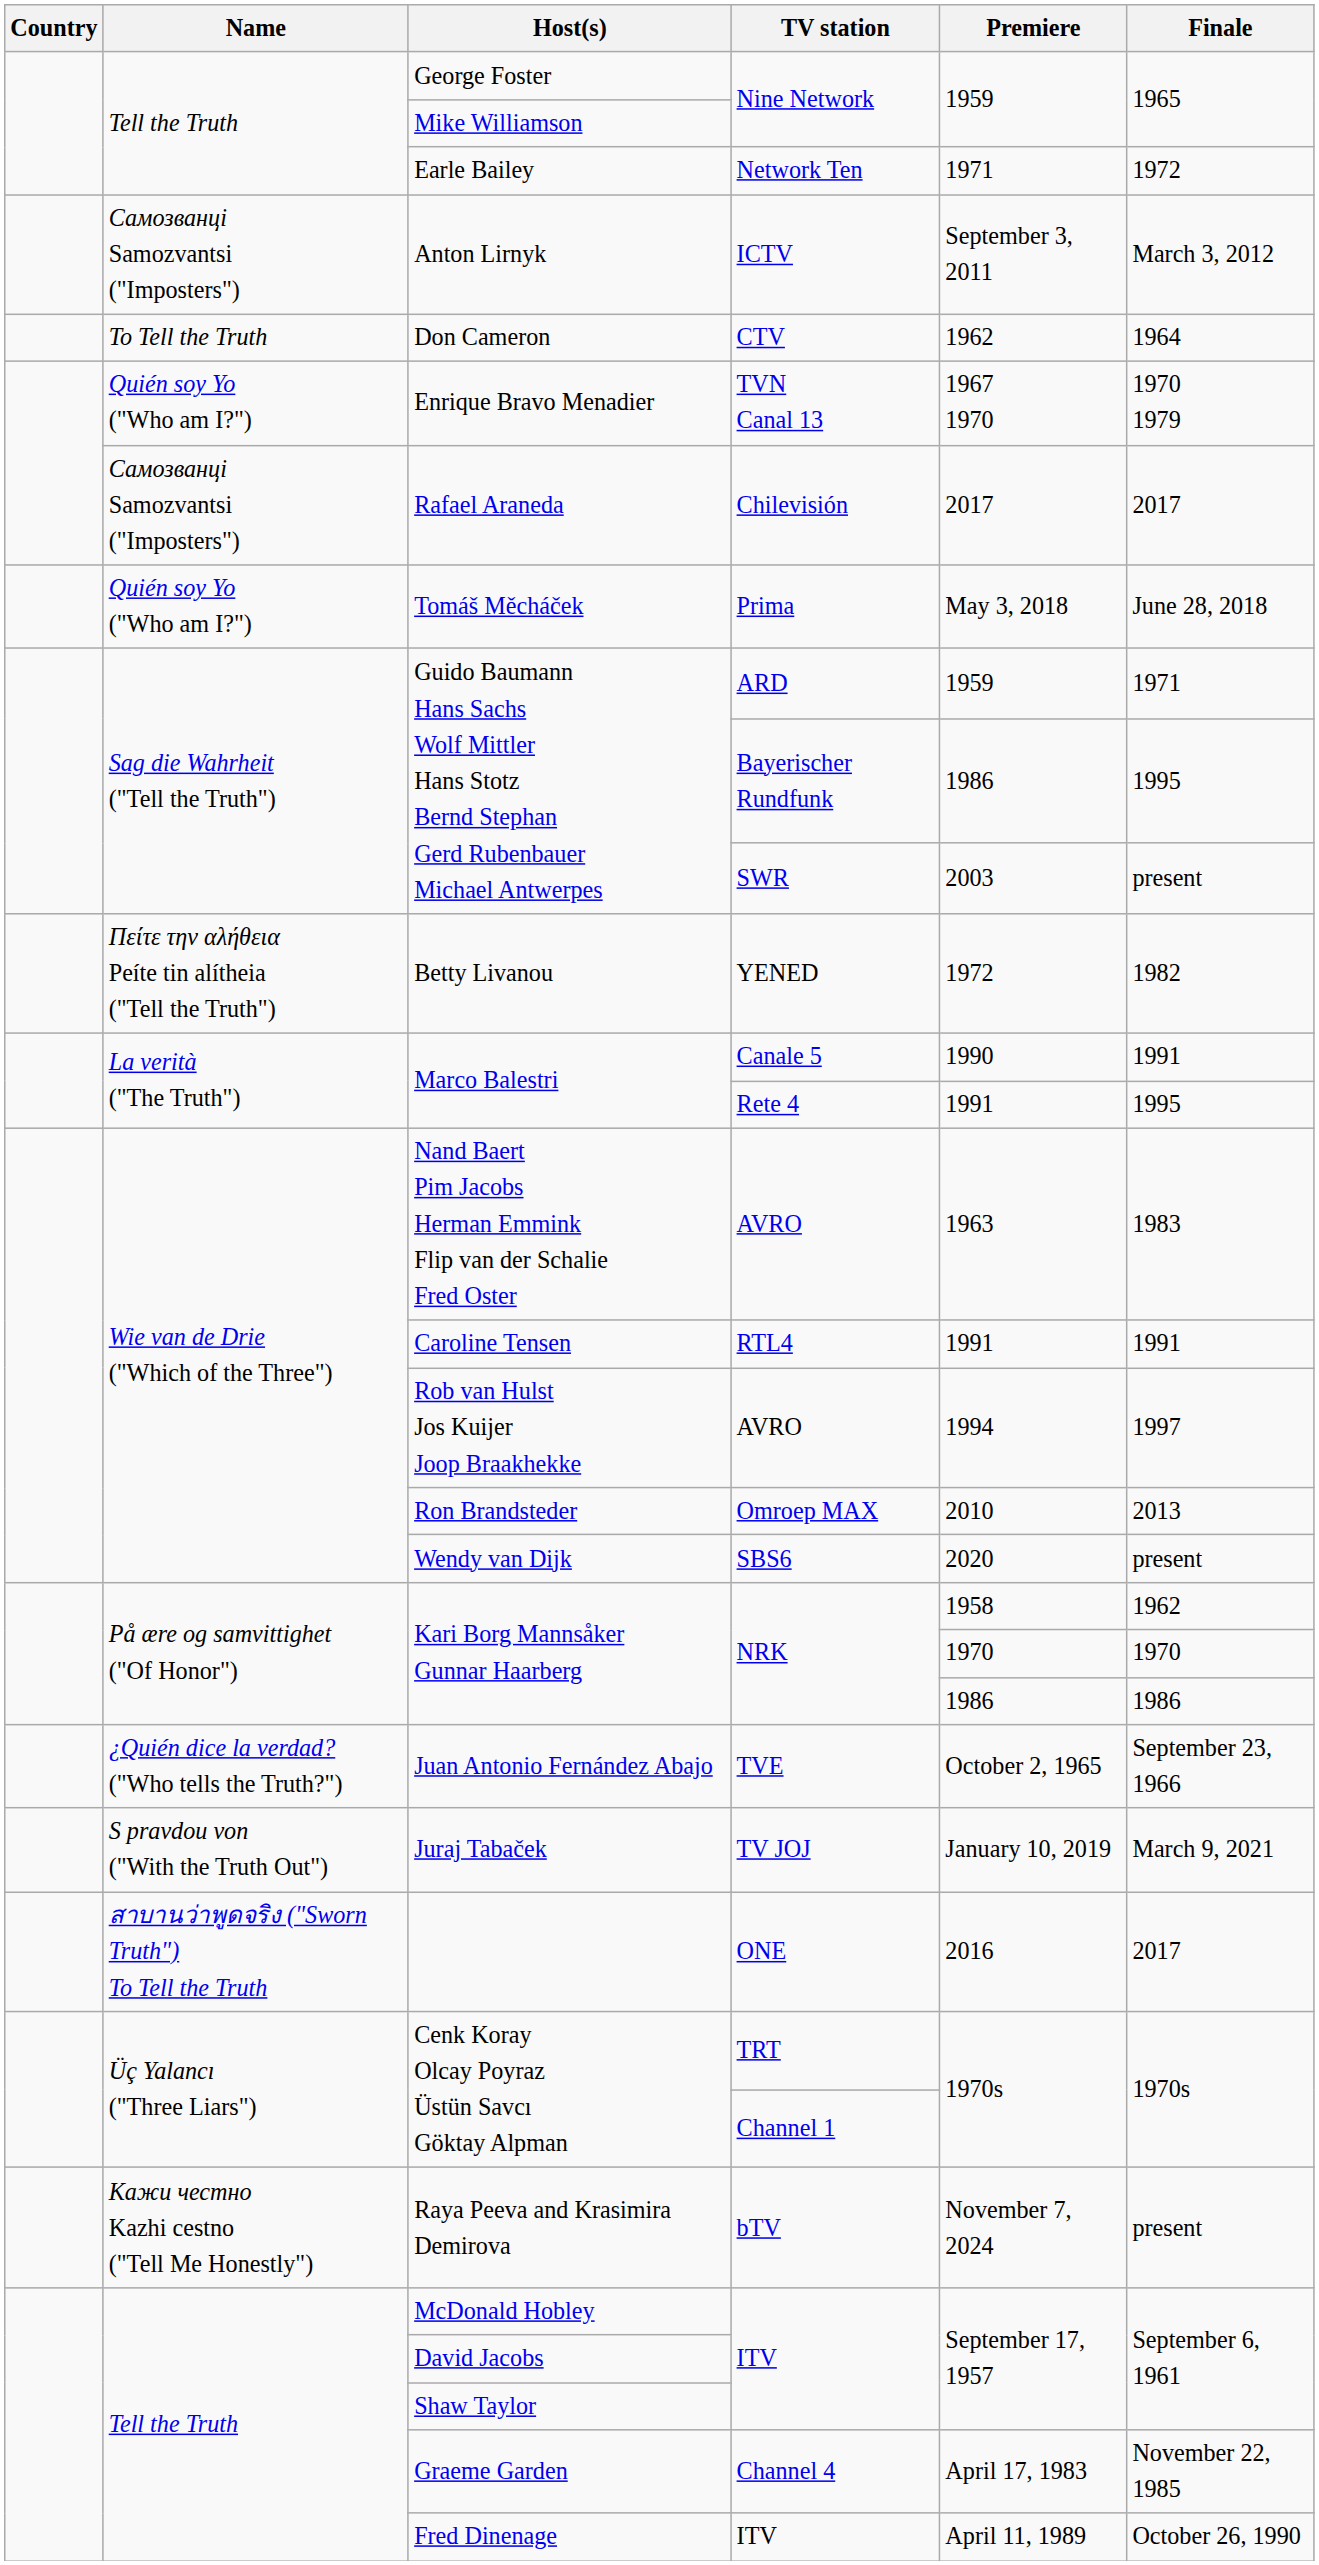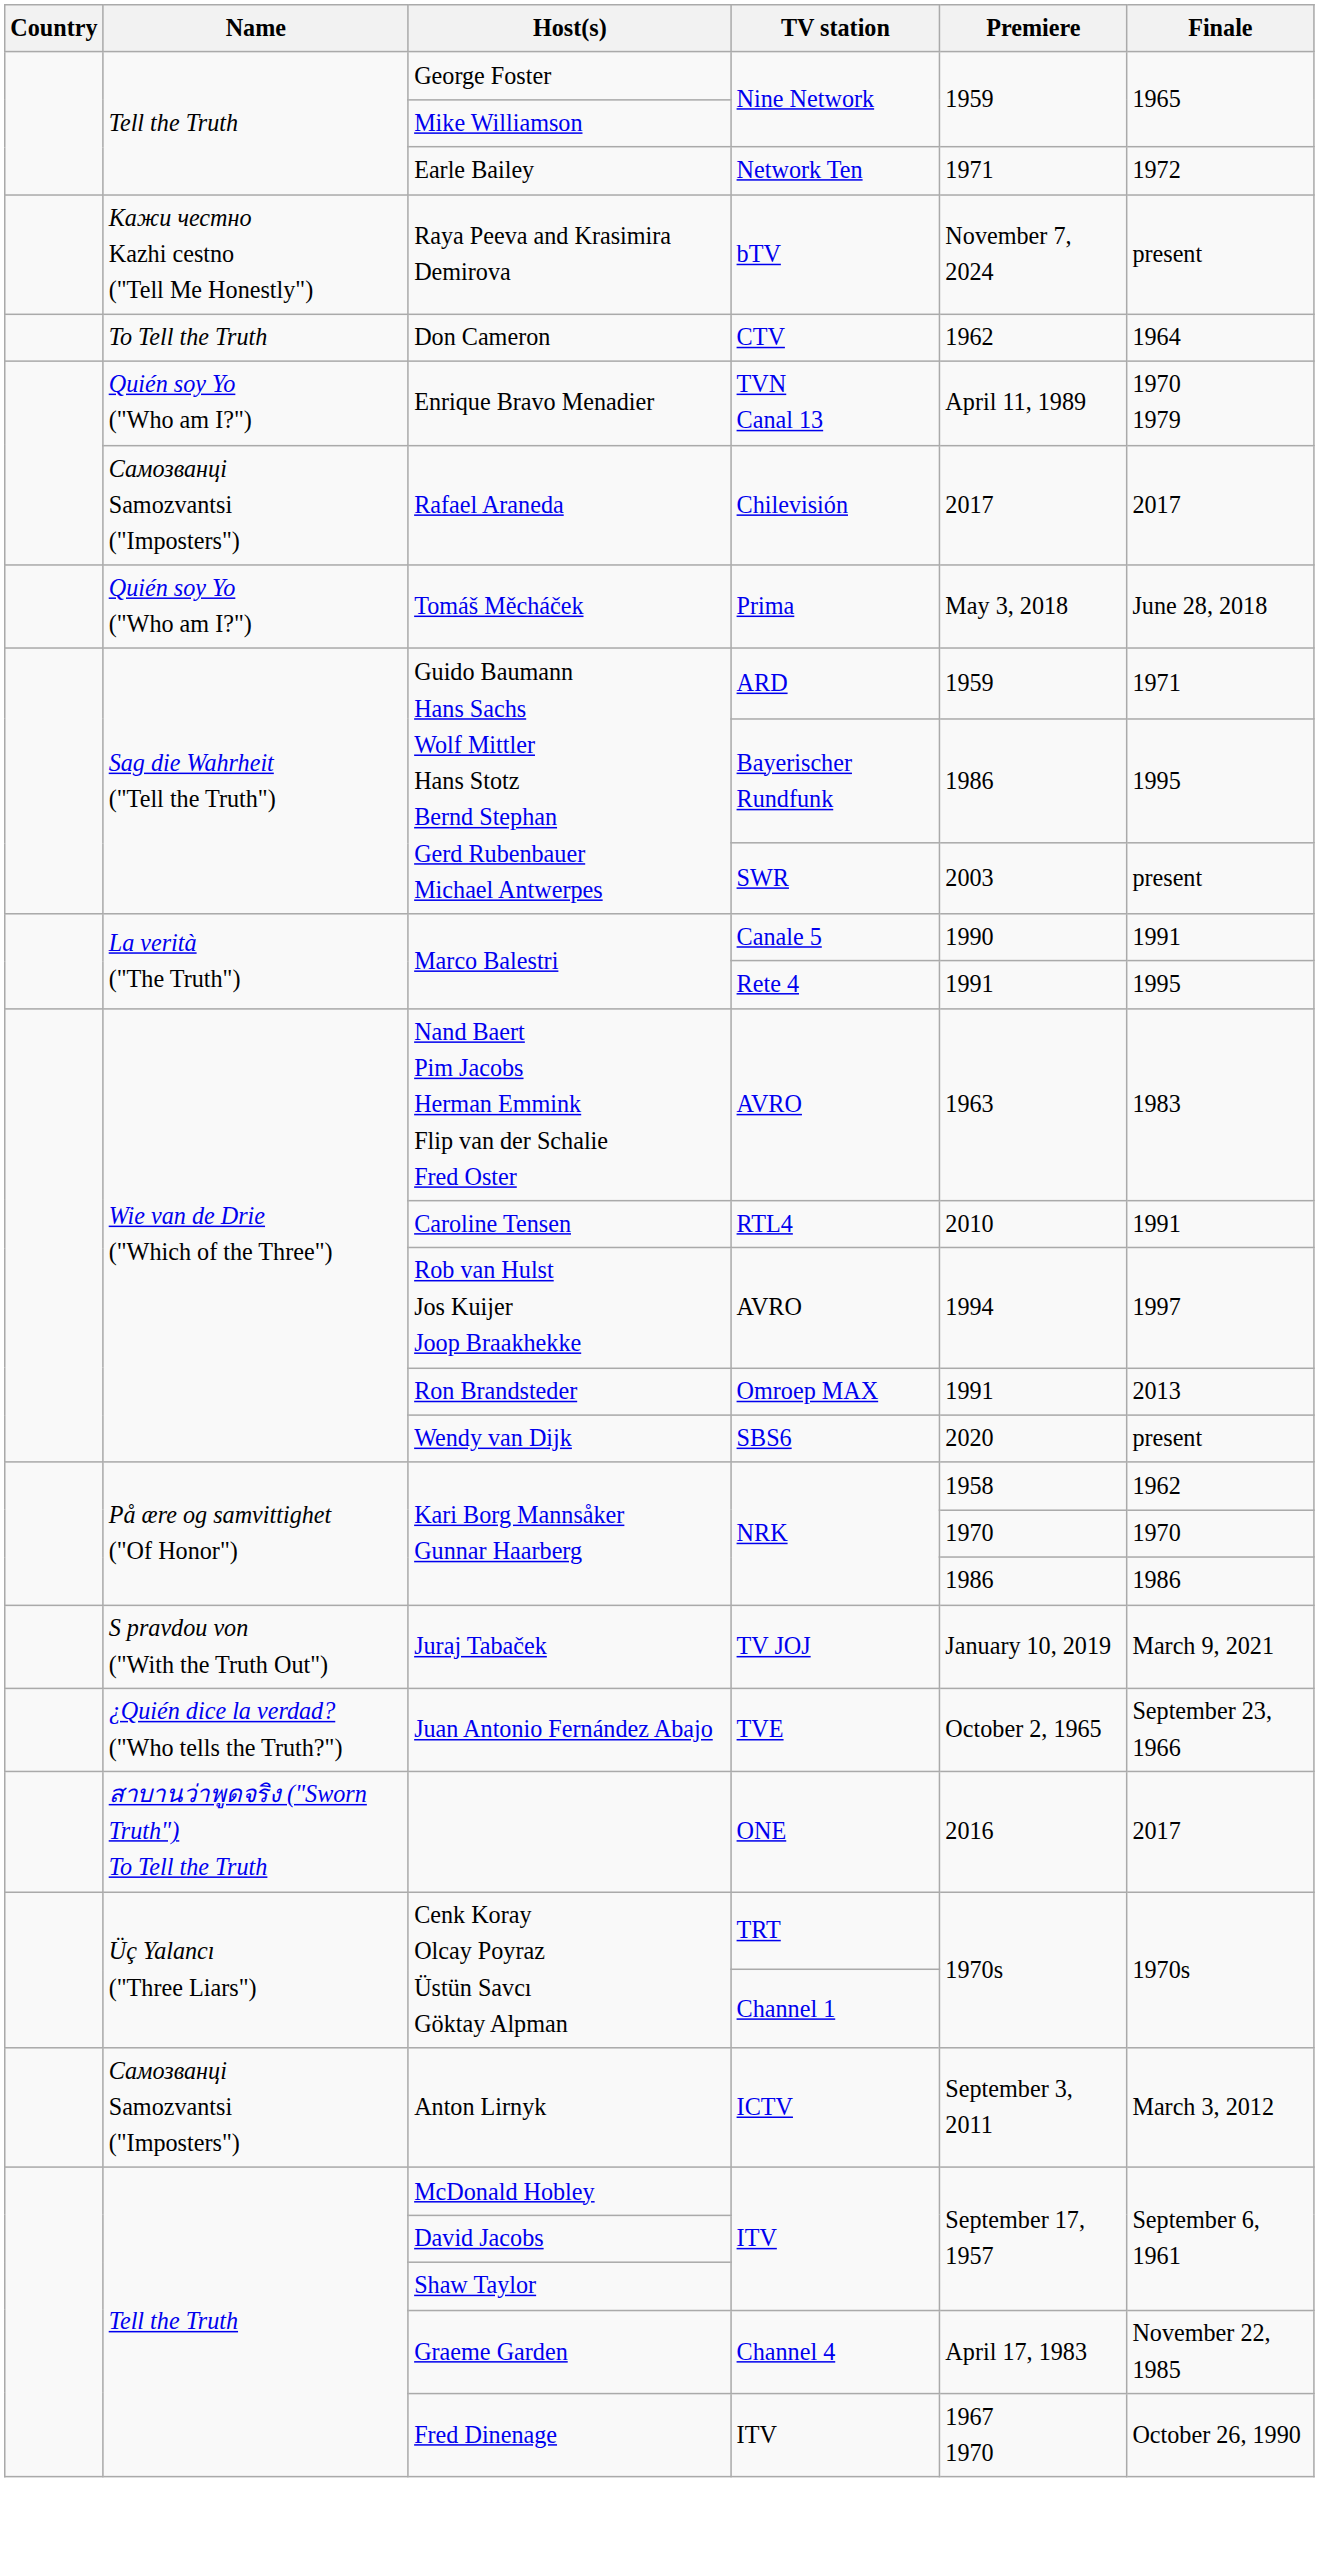rows swapped: (543, 2227) <-> (480, 253)
(970, 403) 1967 1970 -> (1016, 403) April 11, 1989
- row: (484, 973)
(970, 1343) 1991 -> (970, 1223) 2010
(970, 1511) 2010 -> (970, 1391) 1991
rows swapped: (480, 1849) <-> (563, 1766)
(1016, 2536) April 11, 1989 -> (970, 2434) 1967 1970
